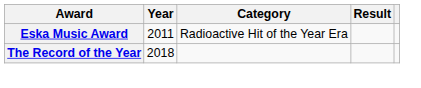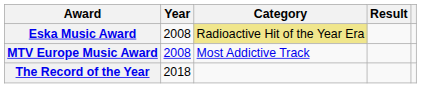(161, 33) 2011 -> (177, 33) 2008
(264, 33) no background -> (280, 33) khaki background
+ row: (83, 53)
